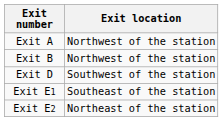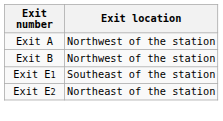- row: (34, 75)
